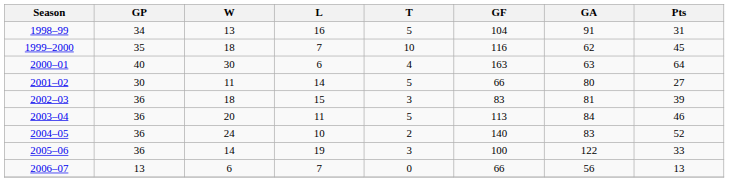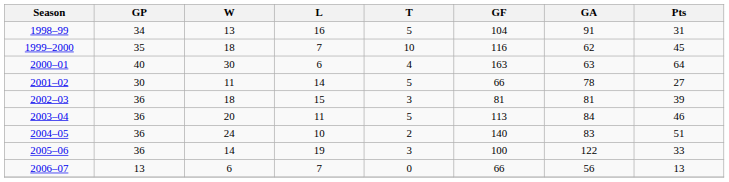(589, 82) 80 -> (589, 82) 78
(499, 99) 83 -> (499, 99) 81
(679, 133) 52 -> (679, 133) 51
